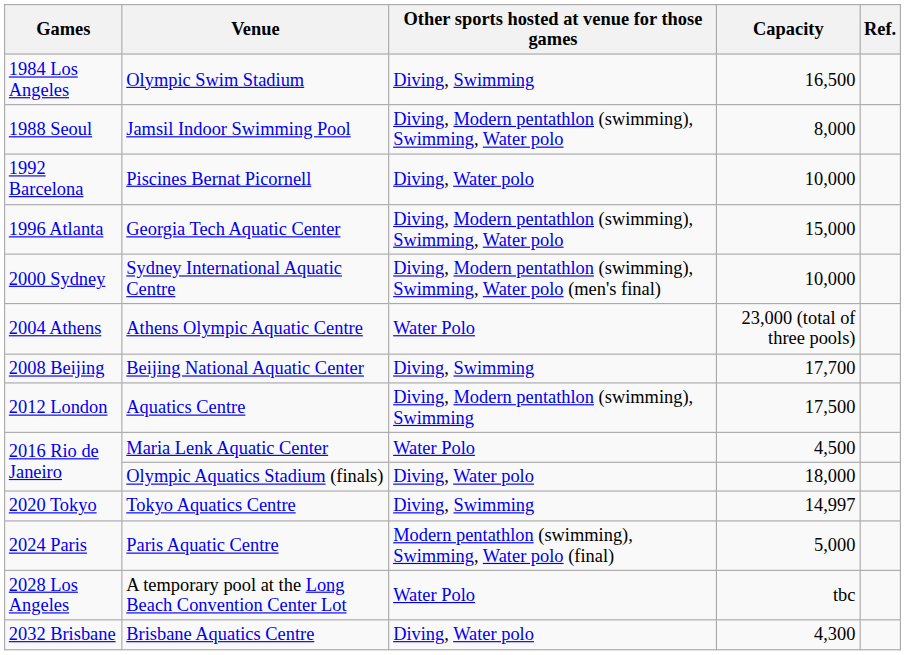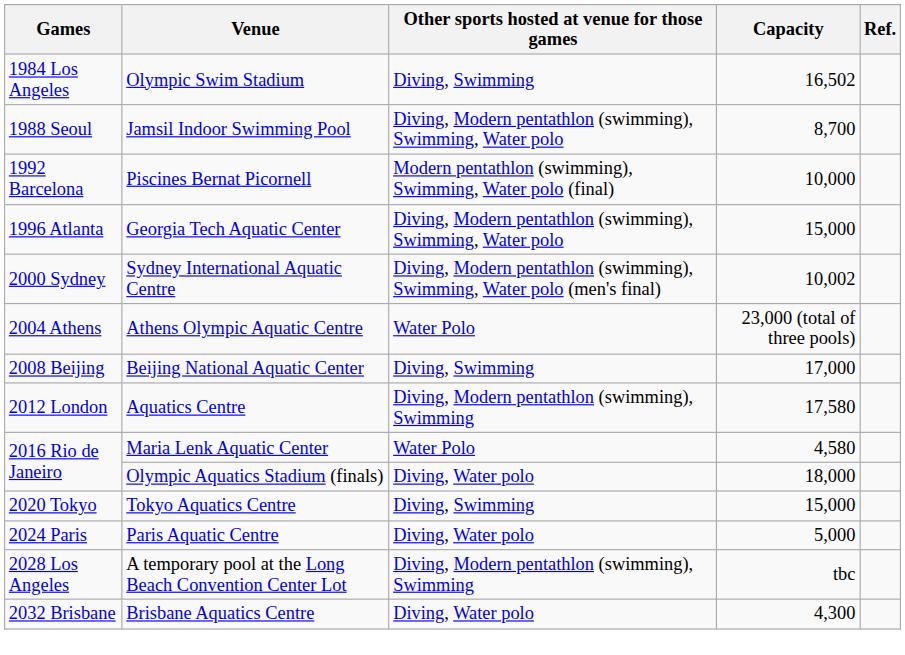(830, 79) 16,500 -> (830, 79) 16,502
(835, 129) 8,000 -> (835, 129) 8,700
(464, 179) Diving, Water polo -> (513, 179) Modern pentathlon (swimming), Swimming, Water polo (final)
(830, 278) 10,000 -> (830, 278) 10,002
(830, 368) 17,700 -> (830, 368) 17,000
(830, 407) 17,500 -> (830, 407) 17,580
(835, 447) 4,500 -> (835, 447) 4,580
(830, 505) 14,997 -> (830, 505) 15,000
(513, 545) Modern pentathlon (swimming), Swimming, Water polo (final) -> (464, 534) Diving, Water polo
(434, 595) Water Polo -> (543, 574) Diving, Modern pentathlon (swimming), Swimming
